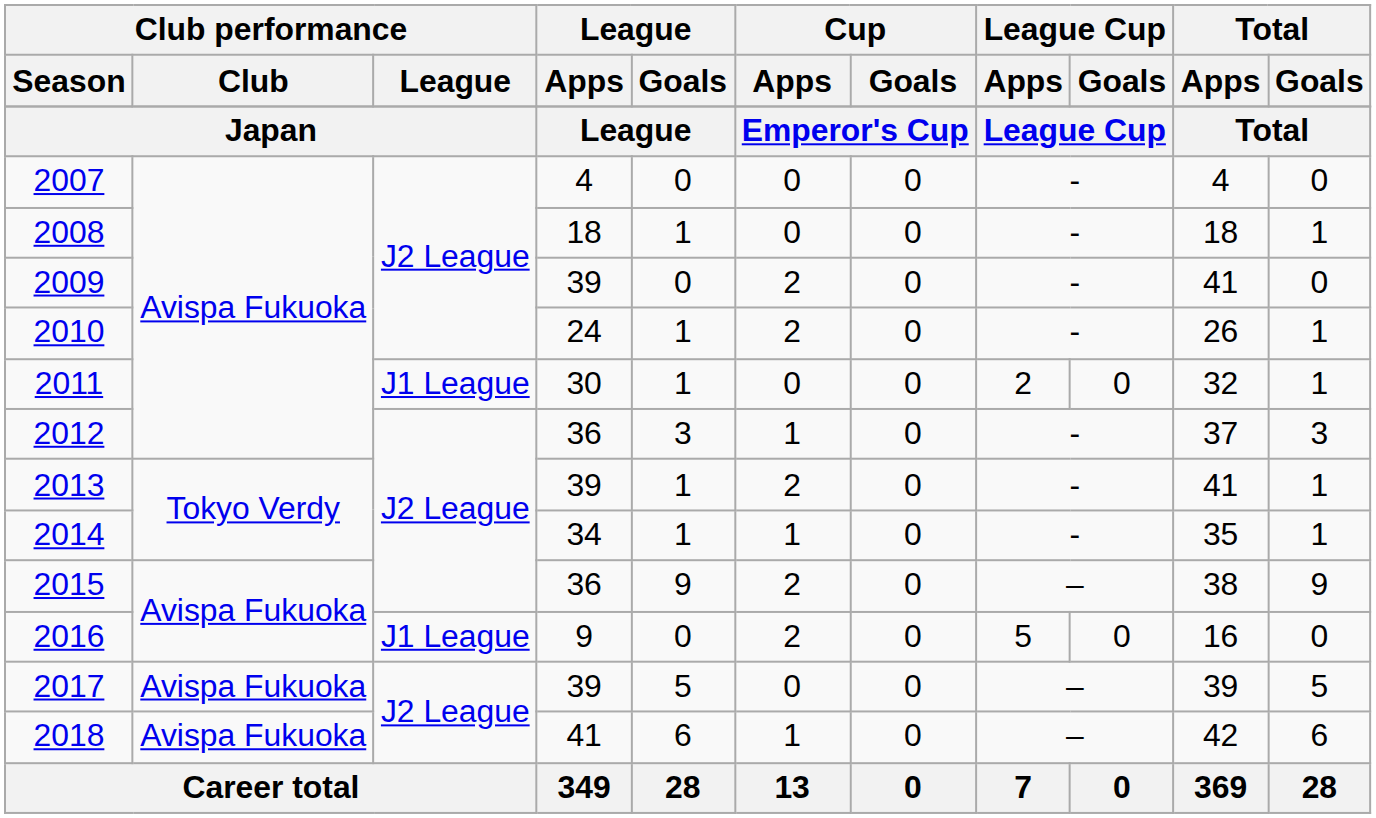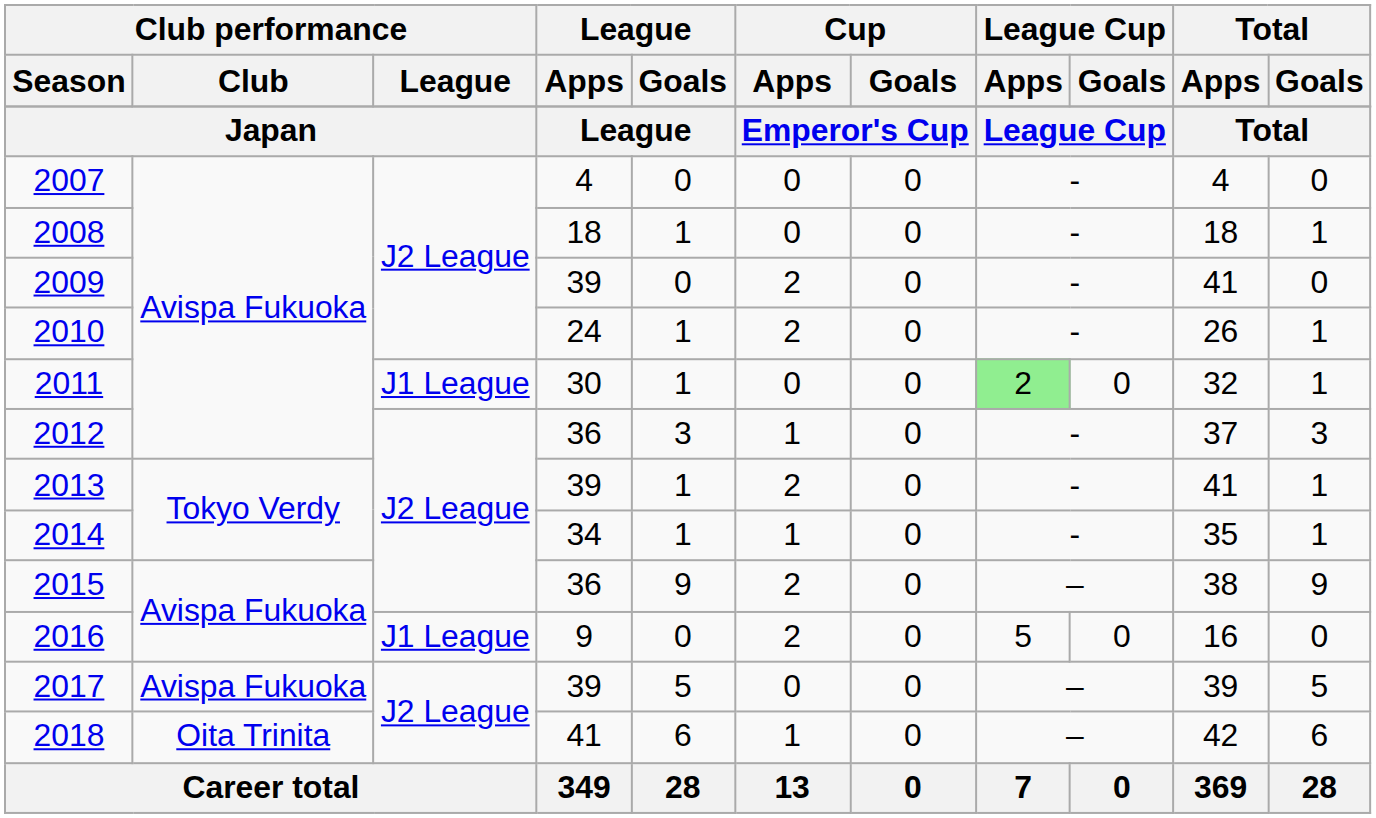(1023, 383) no background -> (1023, 383) lightgreen background
(253, 736) Avispa Fukuoka -> (253, 736) Oita Trinita
